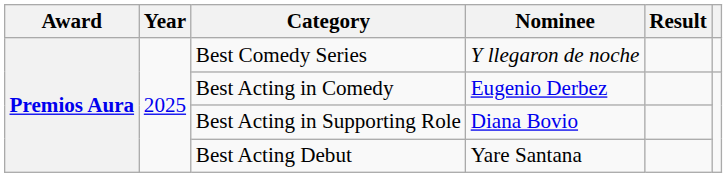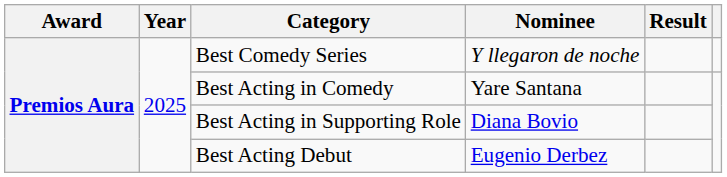(539, 88) Eugenio Derbez -> (526, 88) Yare Santana
(526, 155) Yare Santana -> (539, 155) Eugenio Derbez
